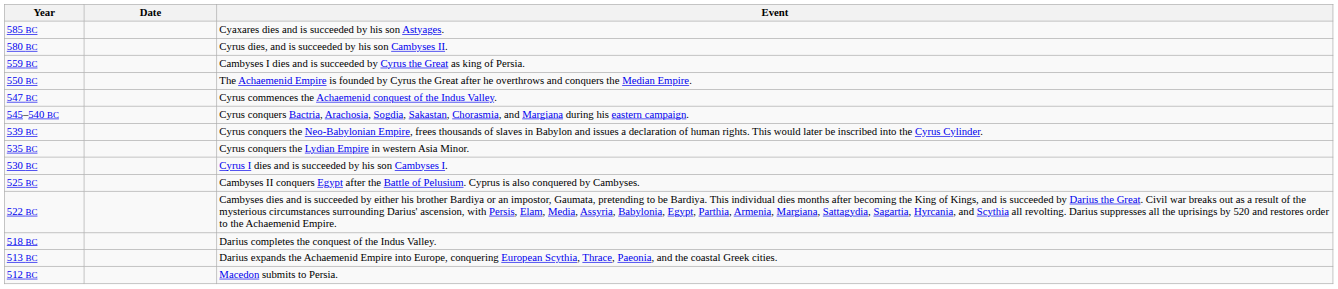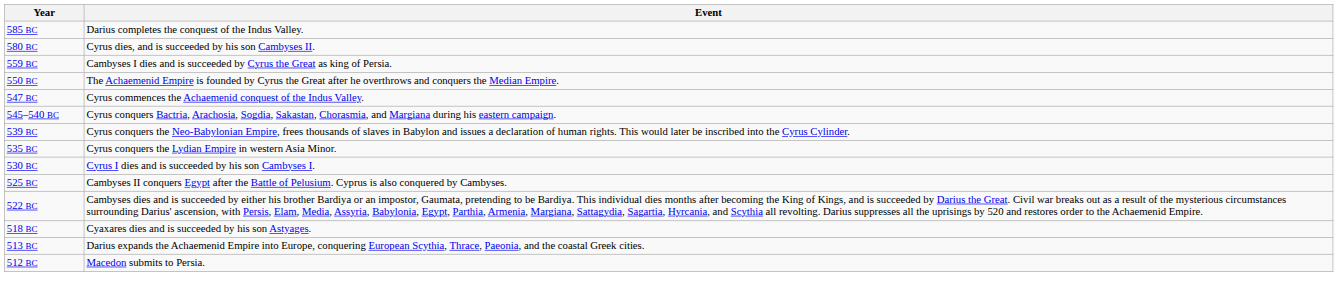- column: (150, 13)
(332, 30) Cyaxares dies and is succeeded by his son Astyages. -> (195, 30) Darius completes the conquest of the Indus Valley.
(328, 241) Darius completes the conquest of the Indus Valley. -> (199, 229) Cyaxares dies and is succeeded by his son Astyages.
